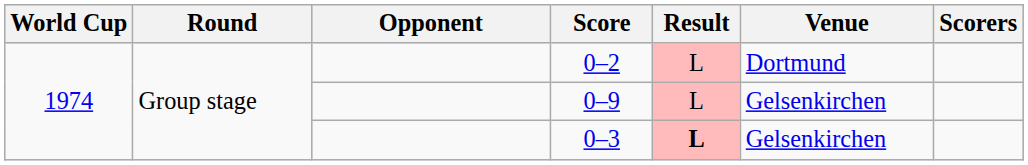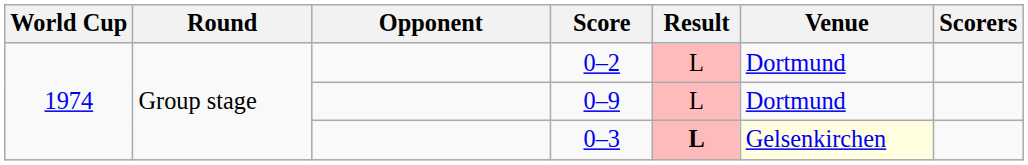(816, 100) Gelsenkirchen -> (796, 100) Dortmund
(816, 139) no background -> (816, 139) lightyellow background
